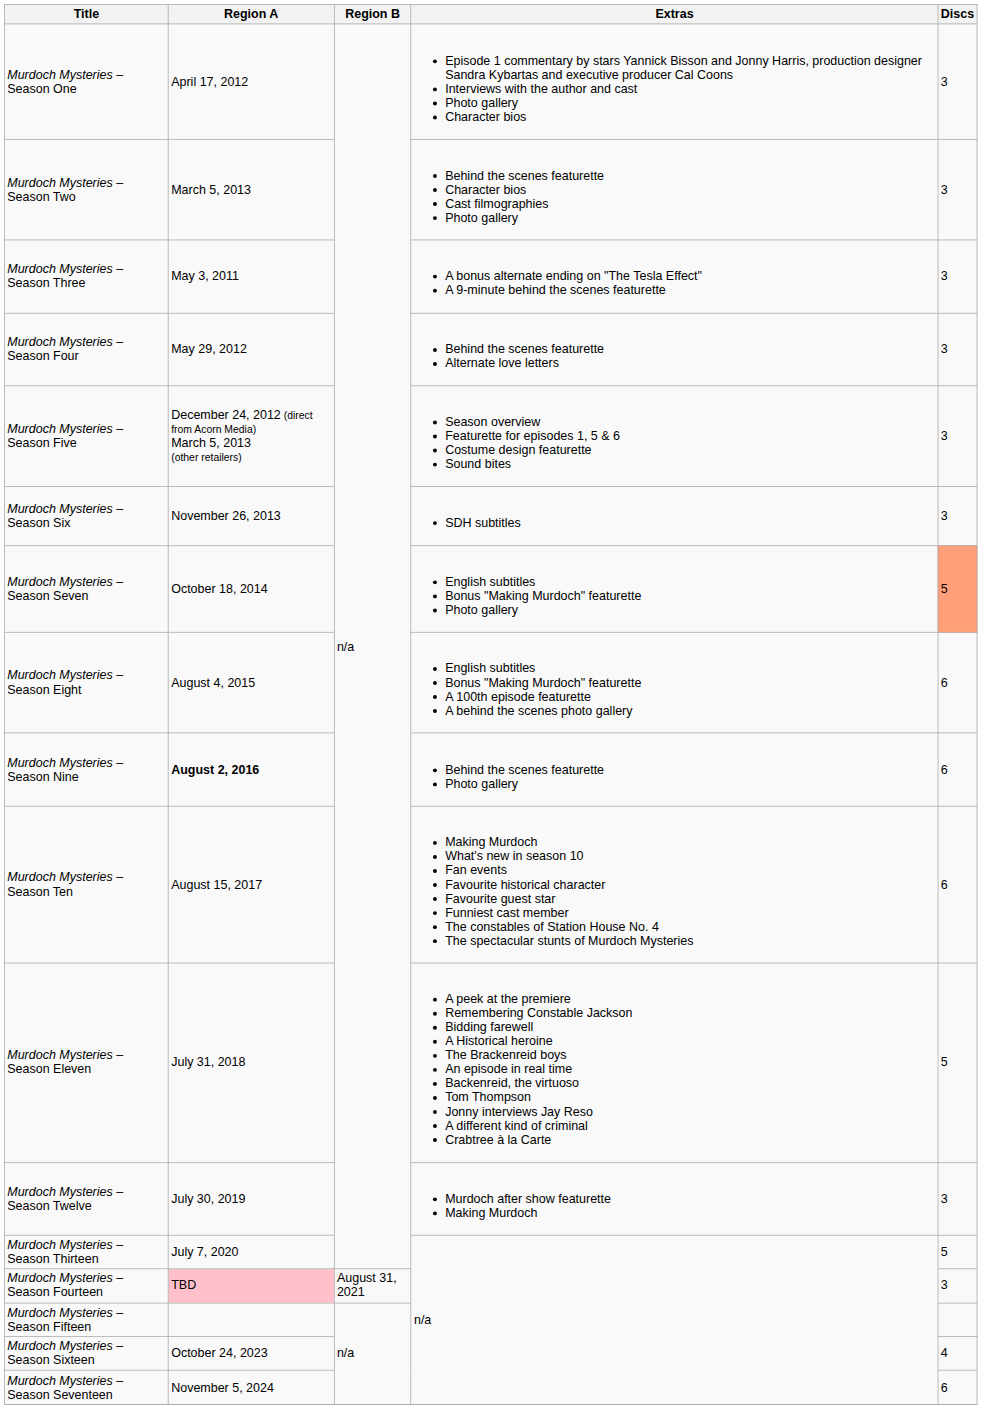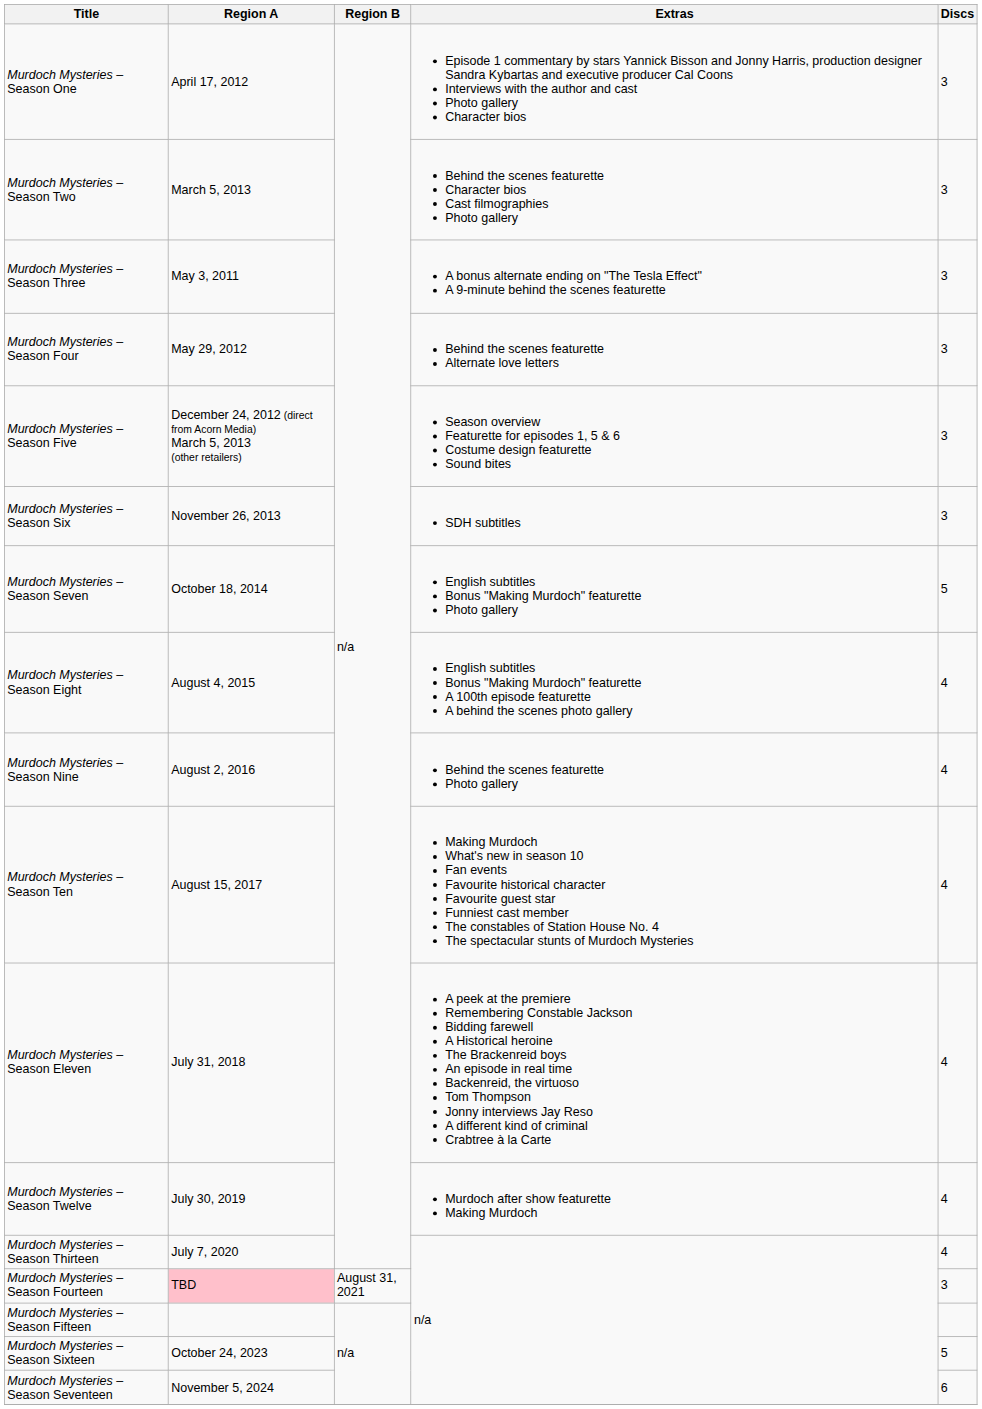(944, 588) lightsalmon background -> (944, 588) no background
(944, 682) 6 -> (944, 682) 4
(215, 769) bold -> (213, 769) normal
(944, 769) 6 -> (944, 769) 4
(944, 884) 6 -> (944, 884) 4
(944, 1062) 5 -> (944, 1062) 4
(944, 1198) 3 -> (944, 1198) 4
(944, 1252) 5 -> (944, 1252) 4
(944, 1353) 4 -> (944, 1353) 5
